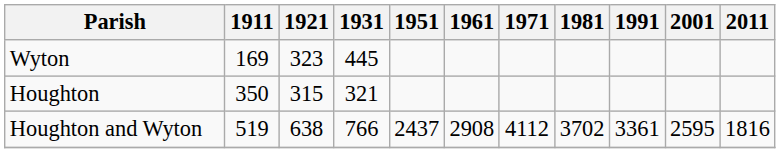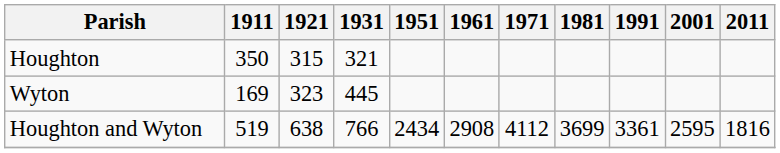rows swapped: (55, 93) <-> (40, 57)
(417, 128) 2437 -> (417, 128) 2434
(582, 128) 3702 -> (582, 128) 3699
